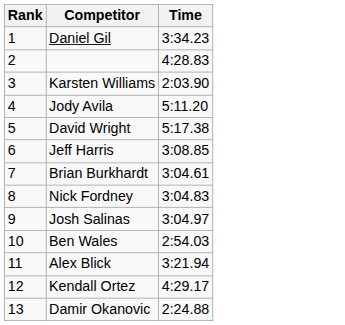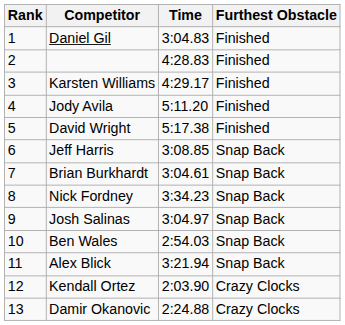+ column: (276, 15)
(185, 38) 3:34.23 -> (185, 38) 3:04.83
(185, 83) 2:03.90 -> (185, 83) 4:29.17
(185, 196) 3:04.83 -> (185, 196) 3:34.23
(185, 286) 4:29.17 -> (185, 286) 2:03.90
